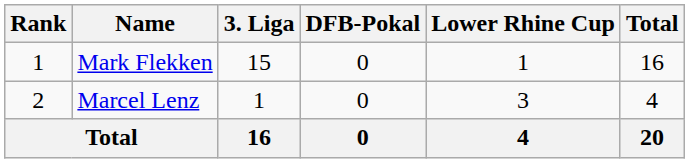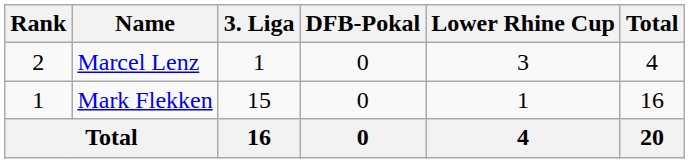rows swapped: (145, 61) <-> (138, 99)
